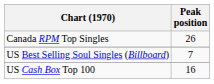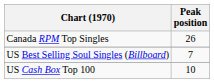(190, 70) 16 -> (190, 70) 10
